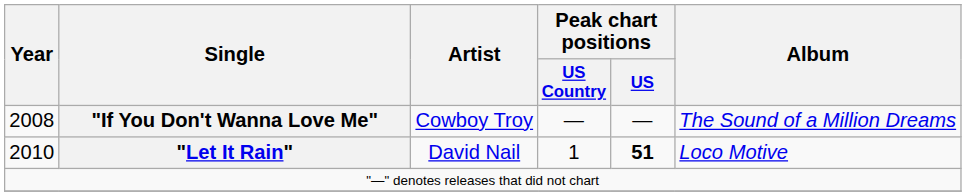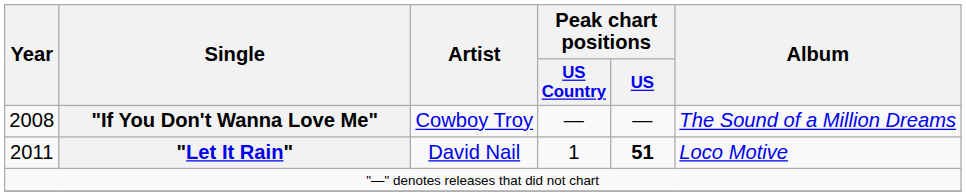(32, 152) 2010 -> (32, 152) 2011
